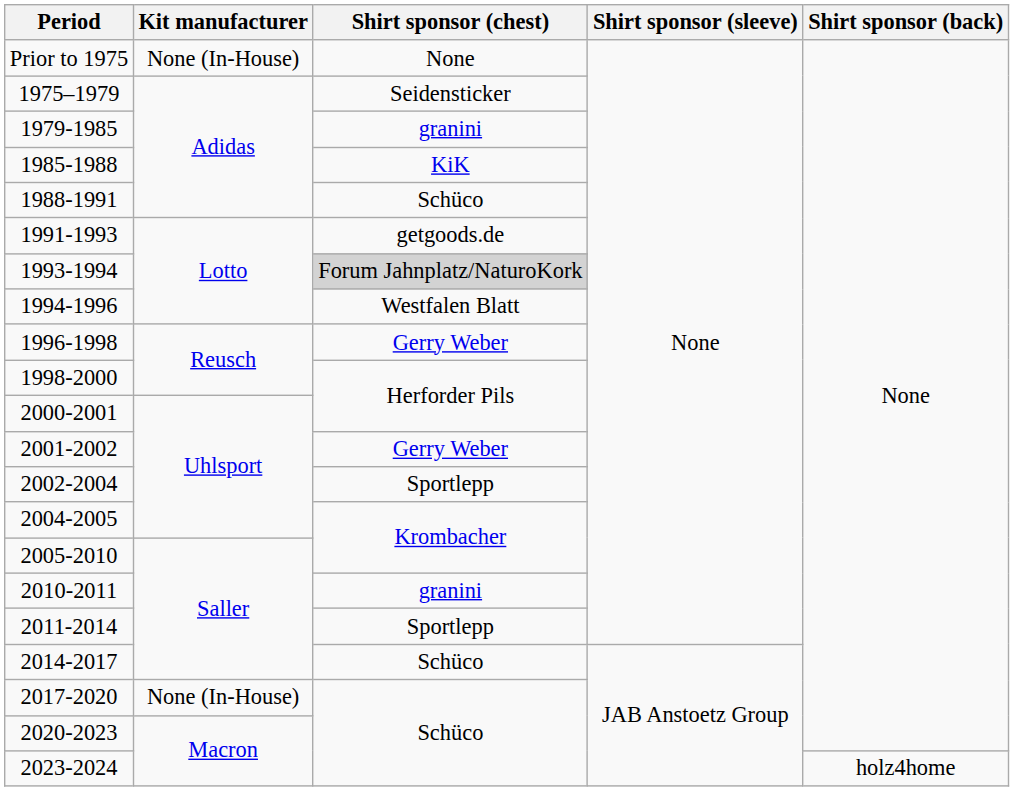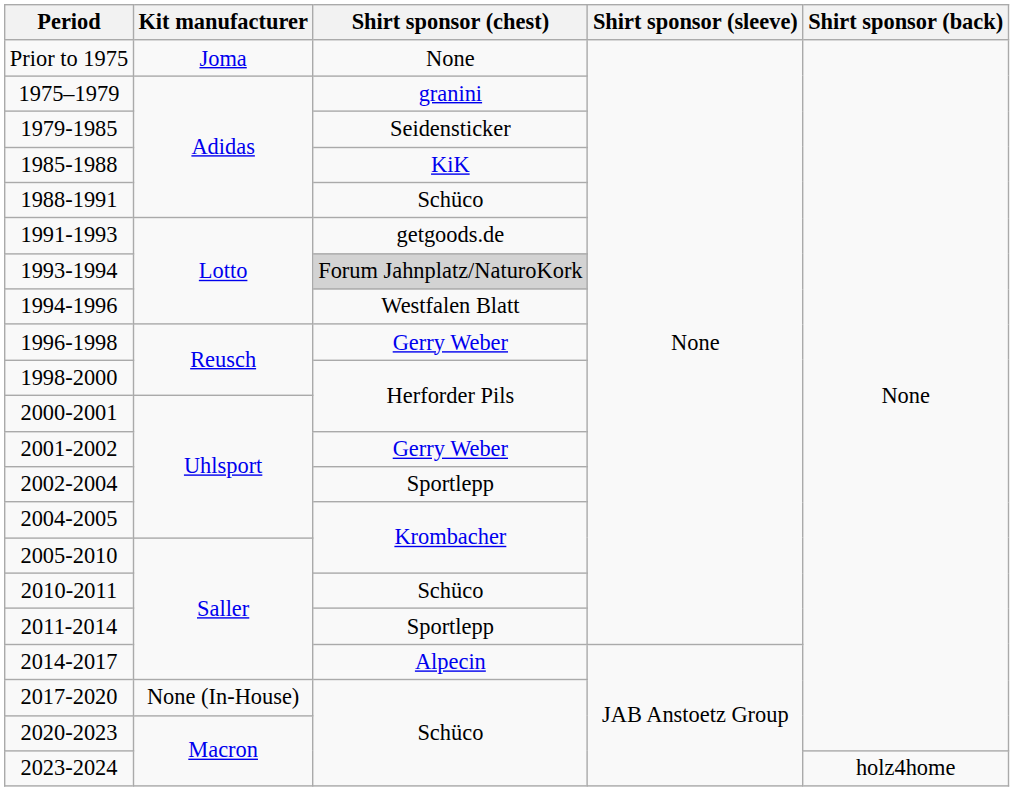(223, 57) None (In-House) -> (223, 57) Joma
(450, 93) Seidensticker -> (450, 93) granini
(450, 128) granini -> (450, 128) Seidensticker
(450, 590) granini -> (450, 590) Schüco
(450, 661) Schüco -> (450, 661) Alpecin
